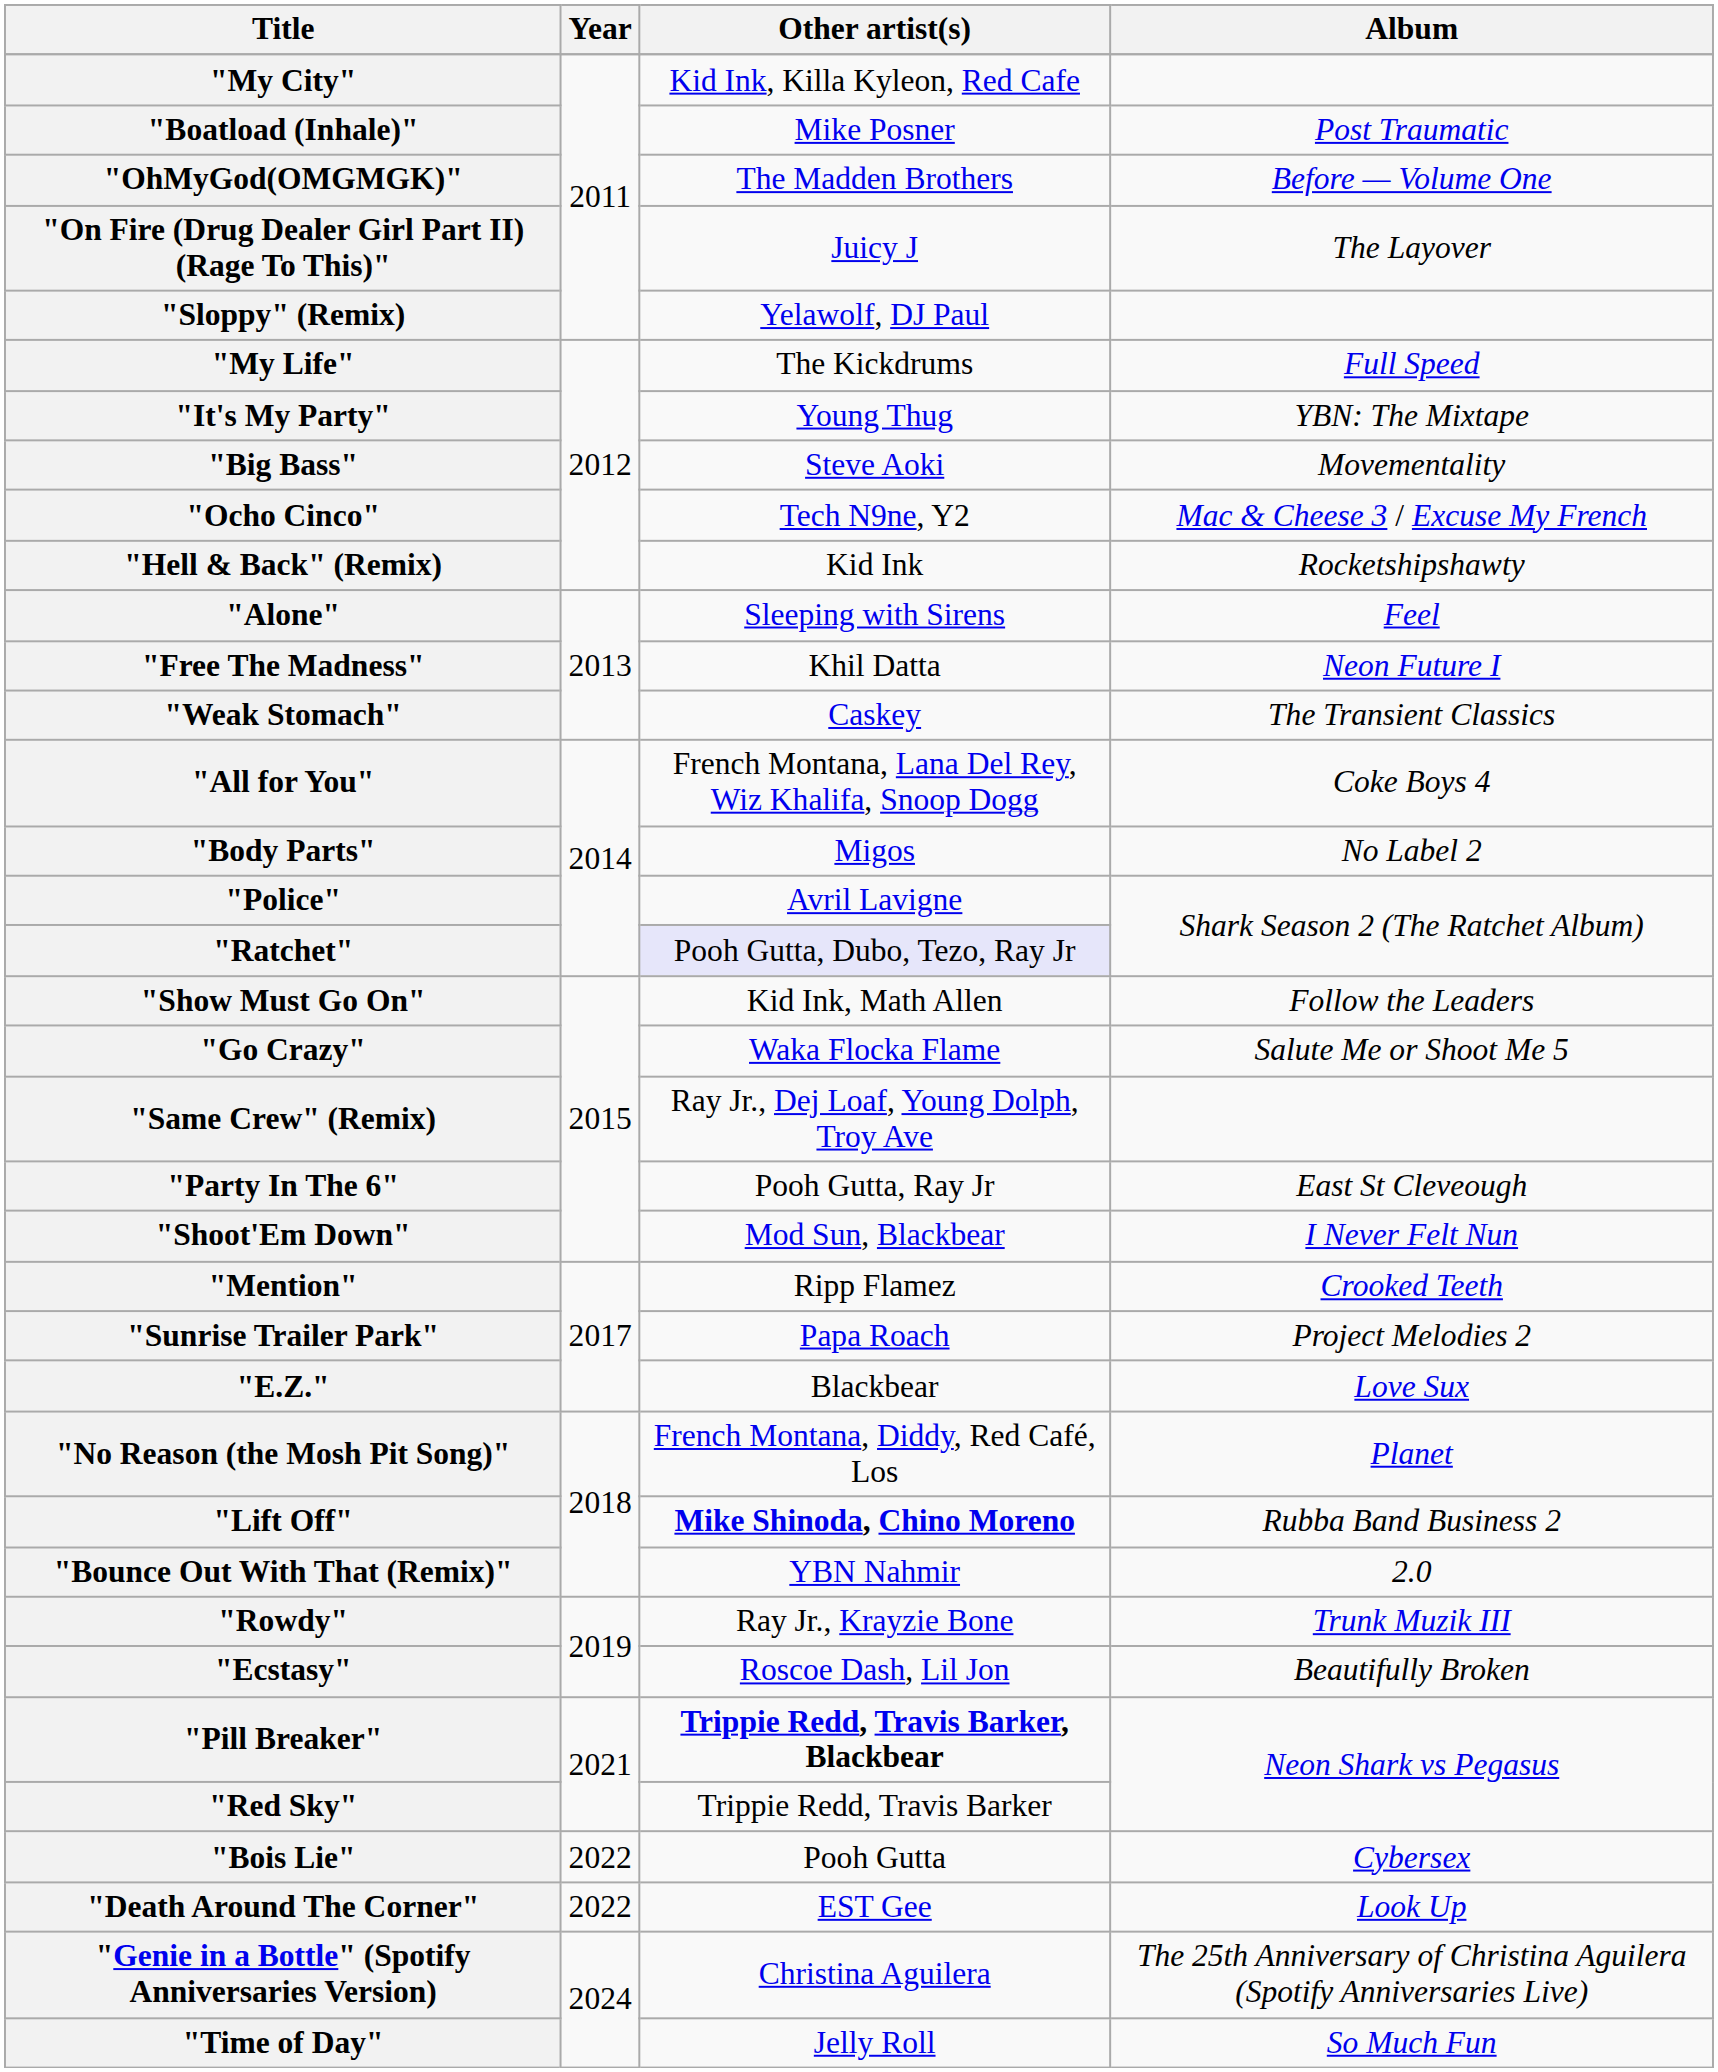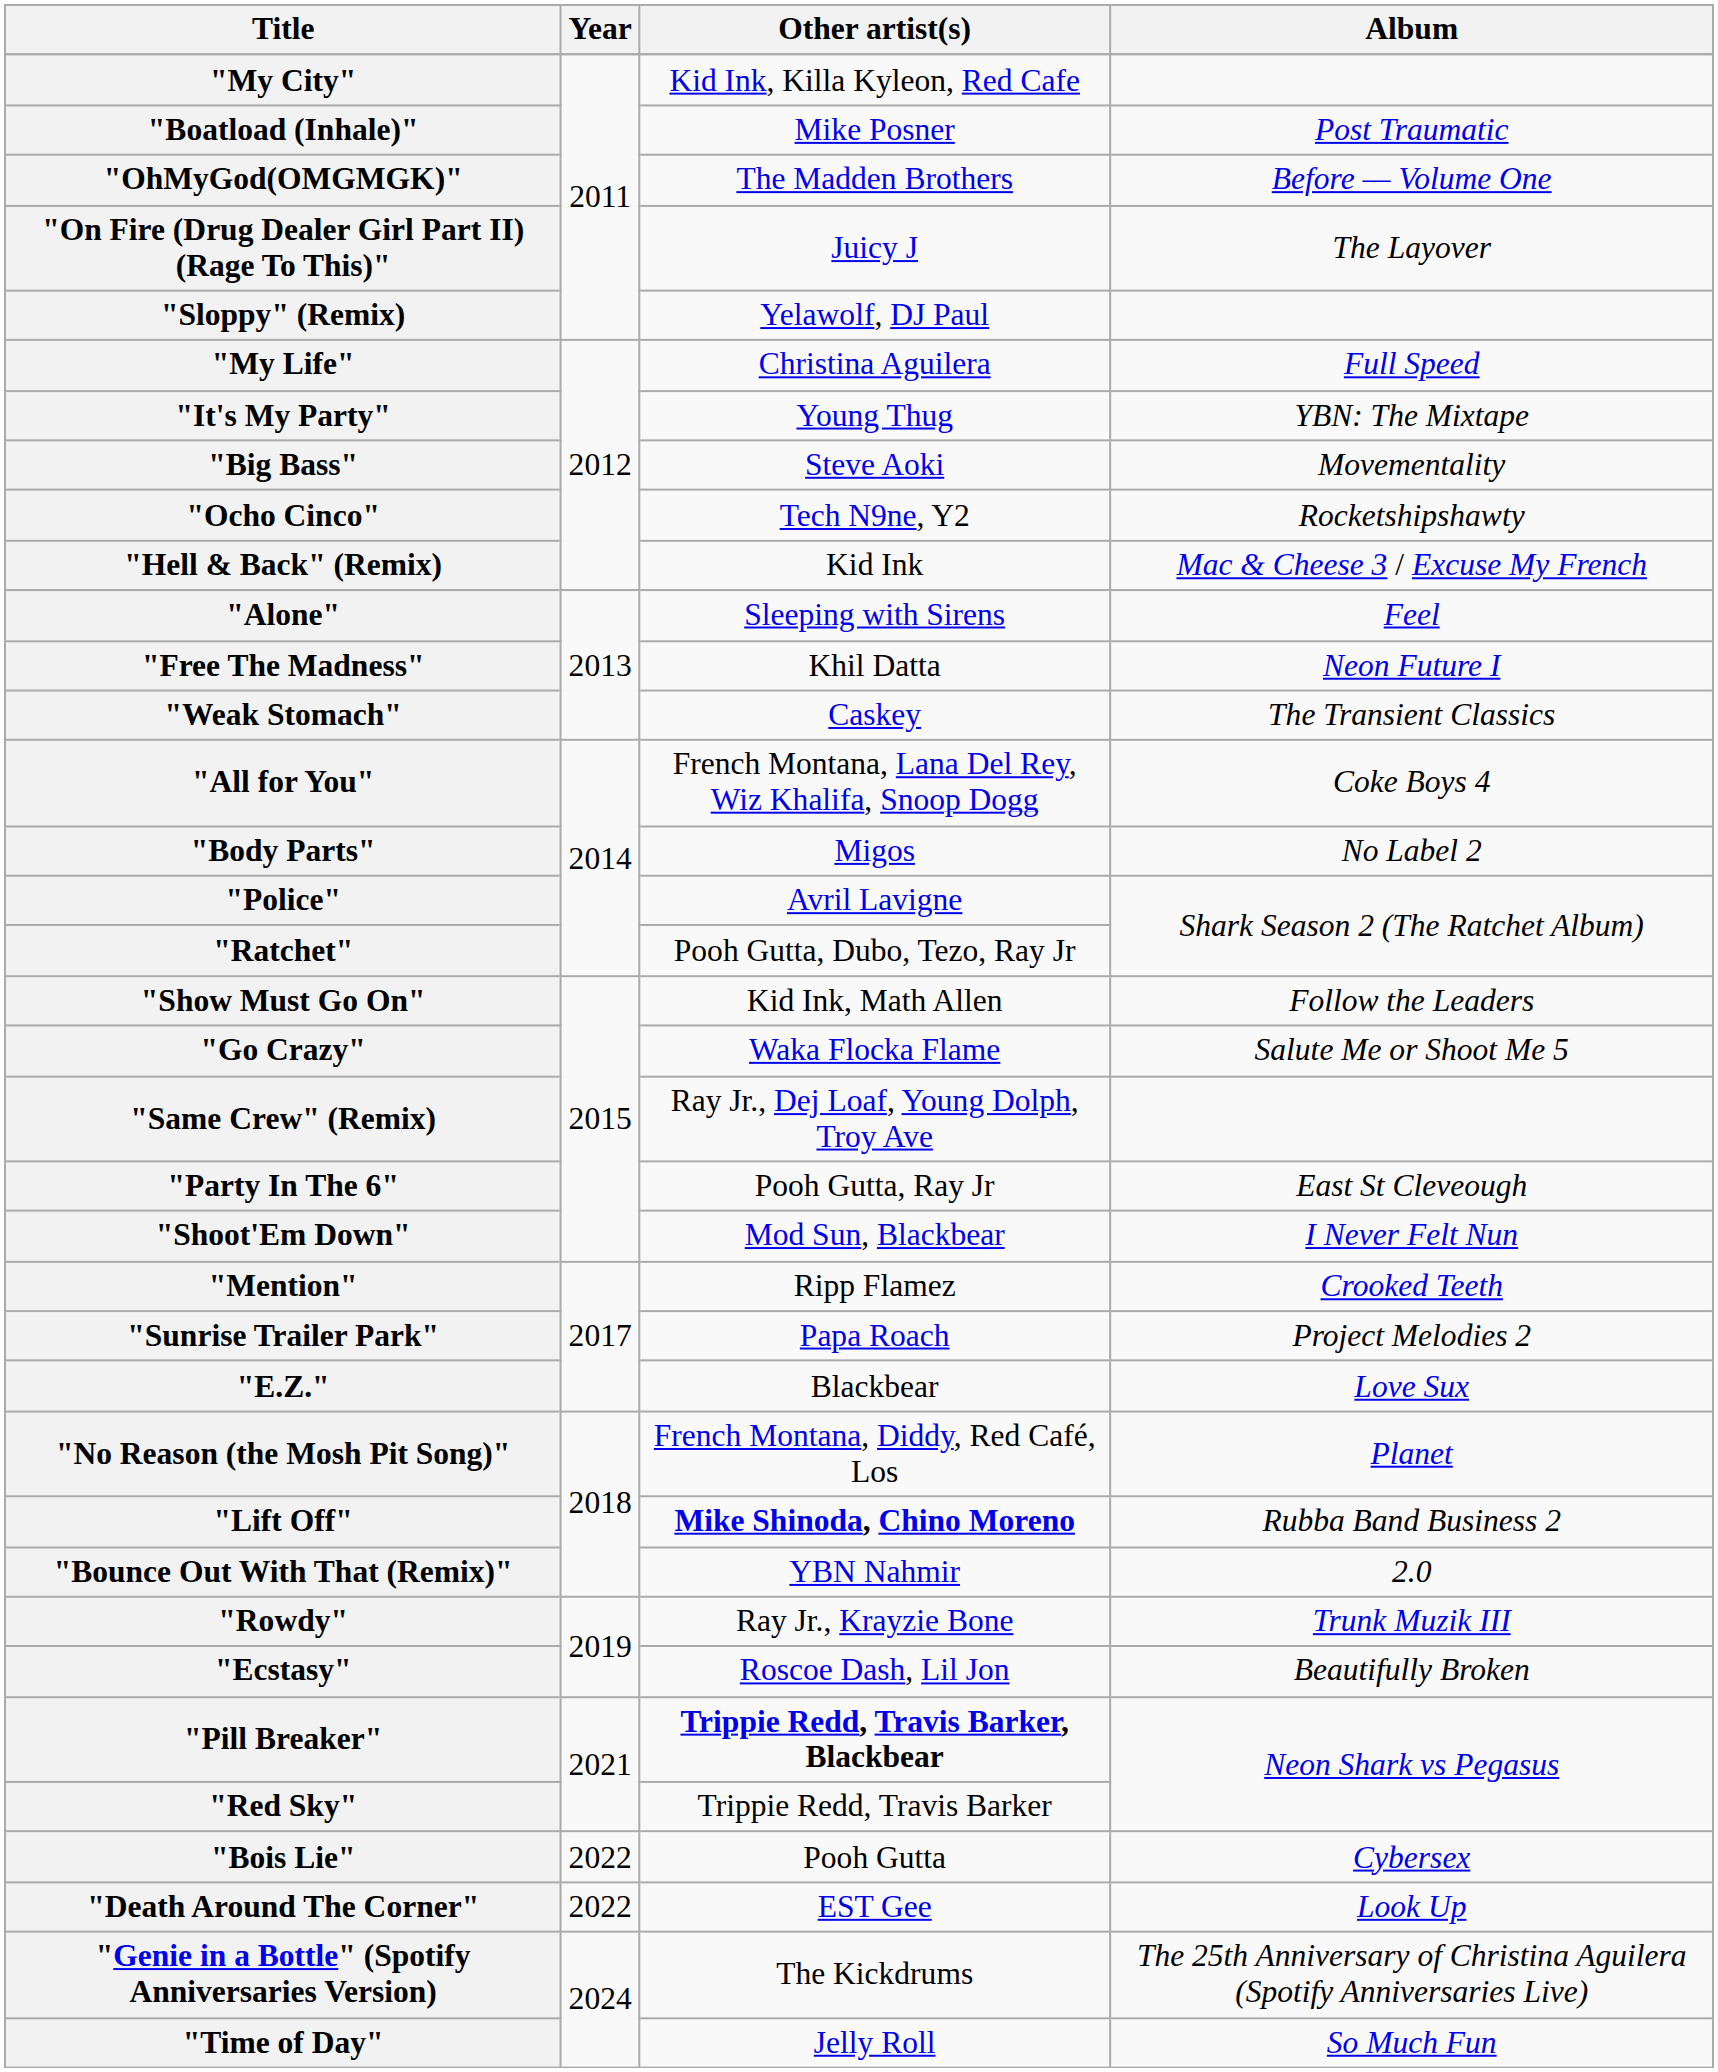(875, 364) The Kickdrums -> (875, 364) Christina Aguilera
(1412, 514) Mac & Cheese 3 / Excuse My French -> (1412, 514) Rocketshipshawty
(1412, 564) Rocketshipshawty -> (1412, 564) Mac & Cheese 3 / Excuse My French
(875, 950) lavender background -> (875, 950) no background
(875, 1974) Christina Aguilera -> (875, 1974) The Kickdrums
